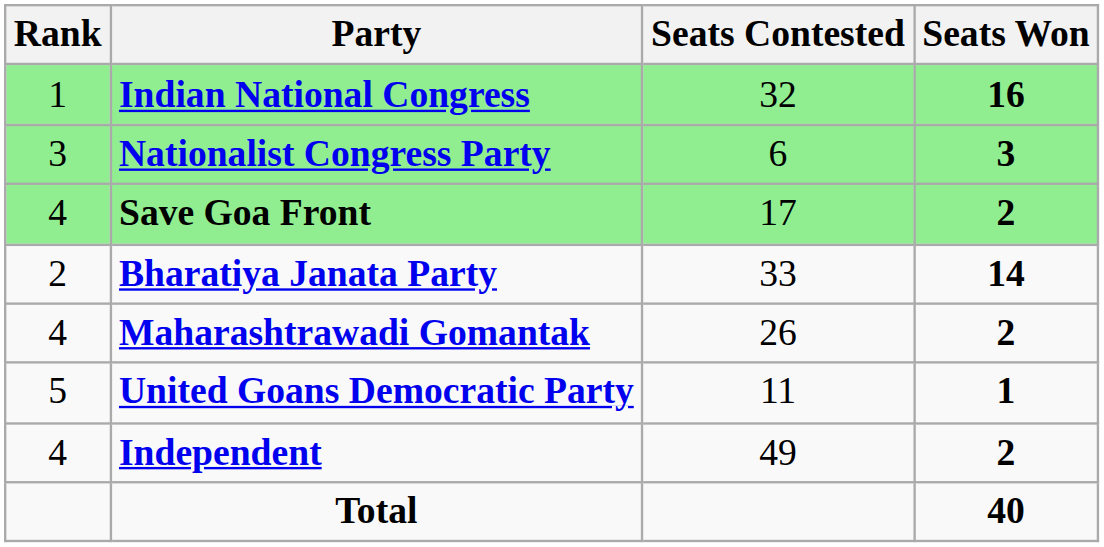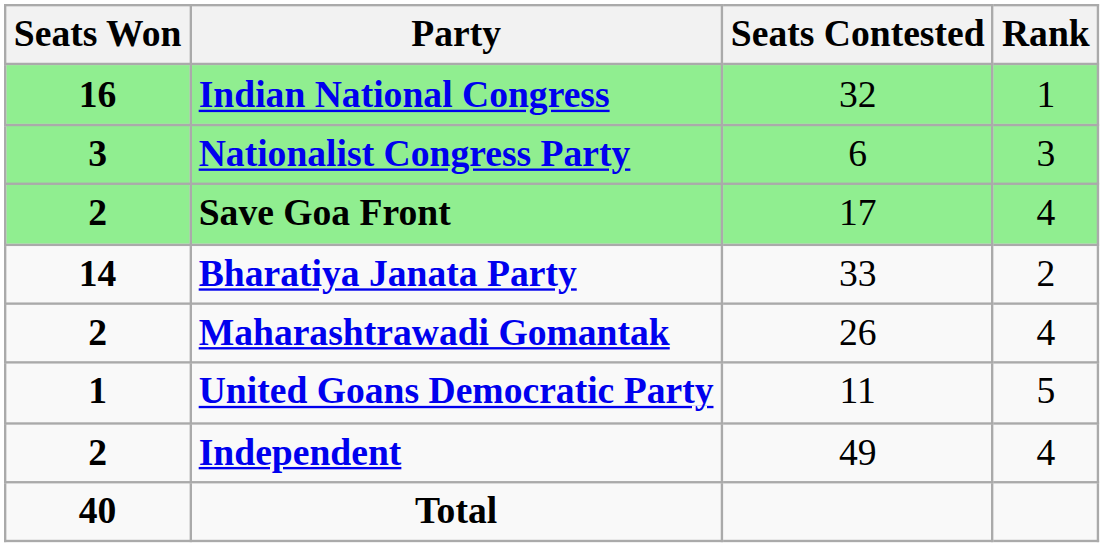columns swapped: (58, 34) <-> (1006, 34)
